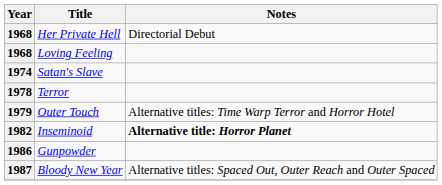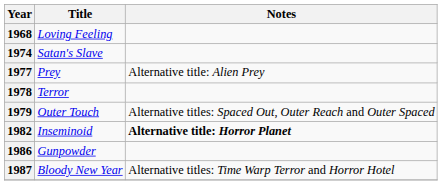- row: (79, 33)
+ row: (49, 72)
(261, 111) Alternative titles: Time Warp Terror and Horror Hotel -> (281, 111) Alternative titles: Spaced Out, Outer Reach and Outer Spaced
(281, 170) Alternative titles: Spaced Out, Outer Reach and Outer Spaced -> (261, 170) Alternative titles: Time Warp Terror and Horror Hotel
